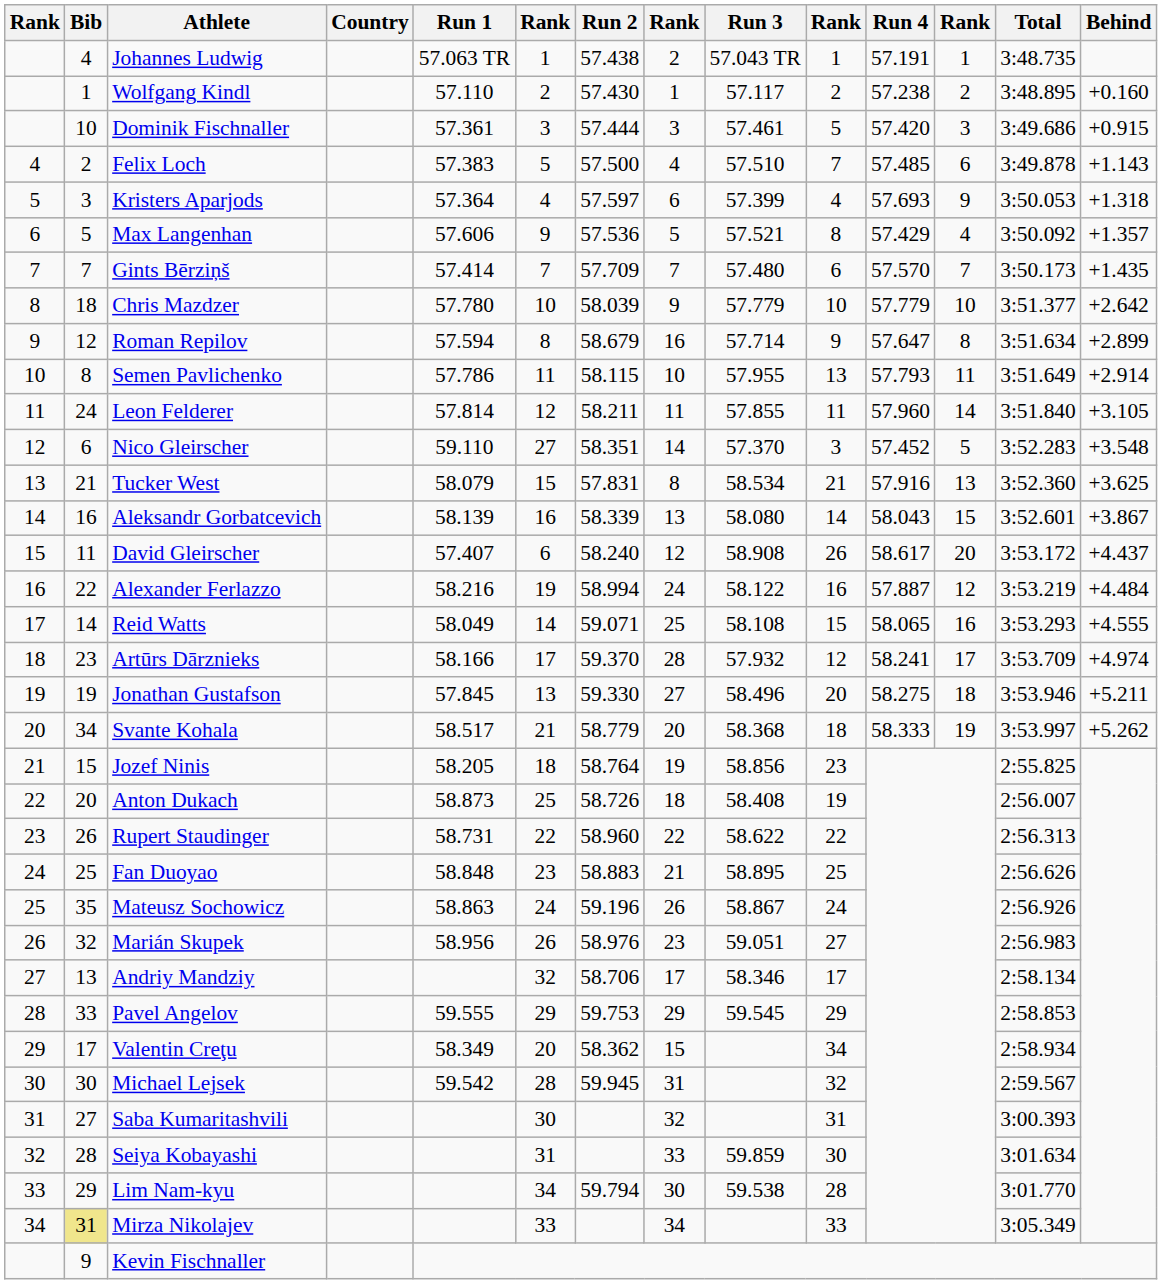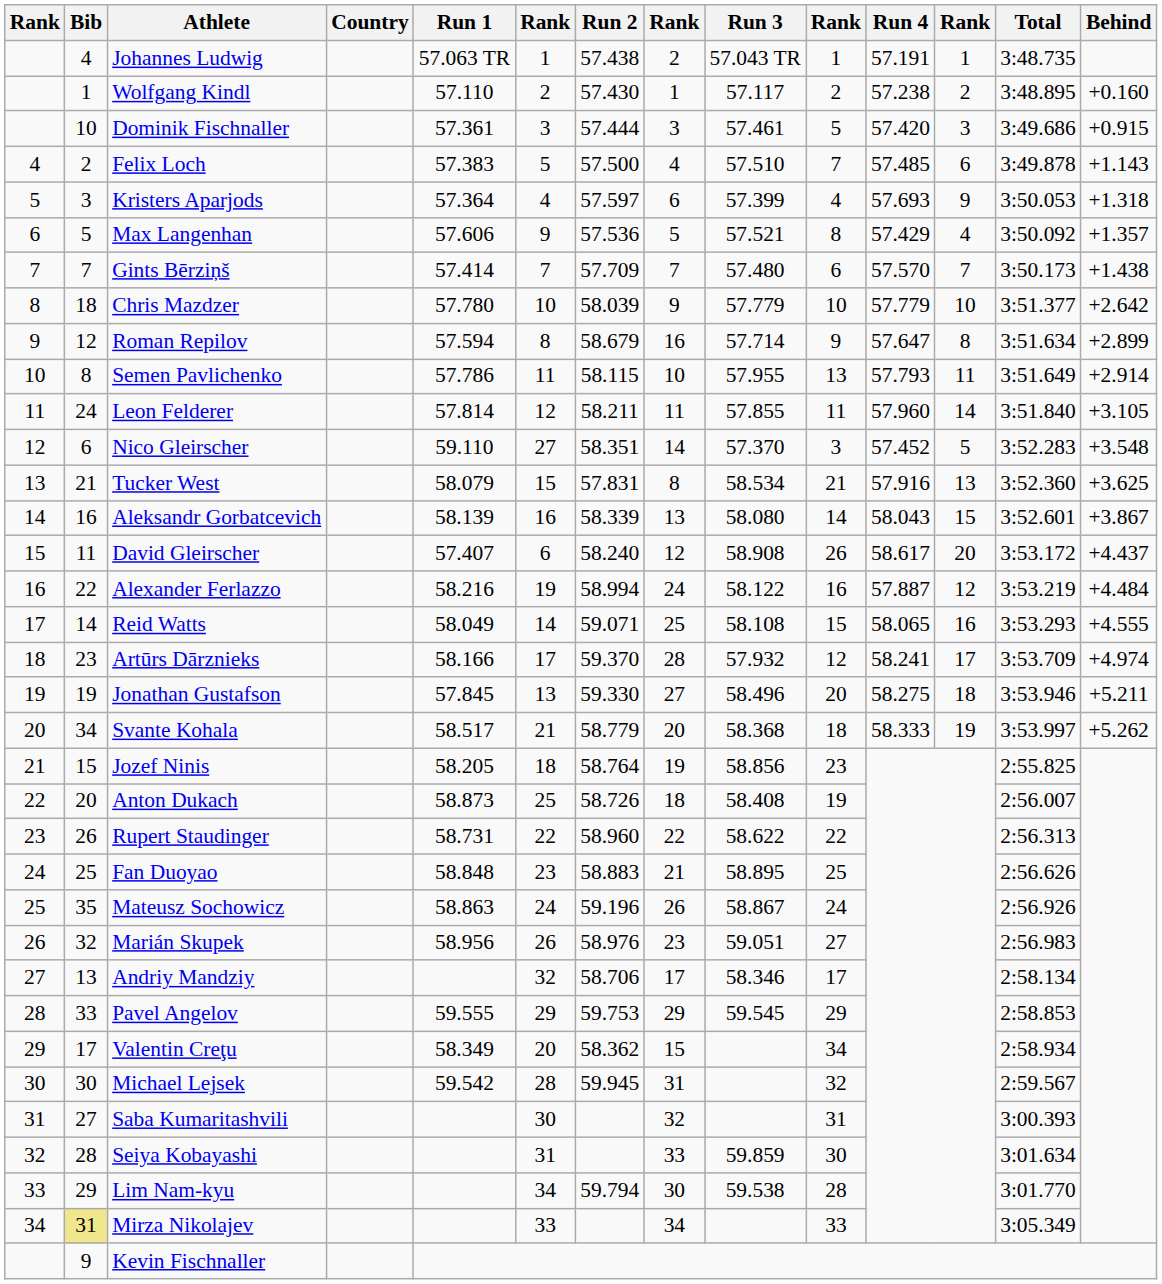(1119, 270) +1.435 -> (1119, 270) +1.438
